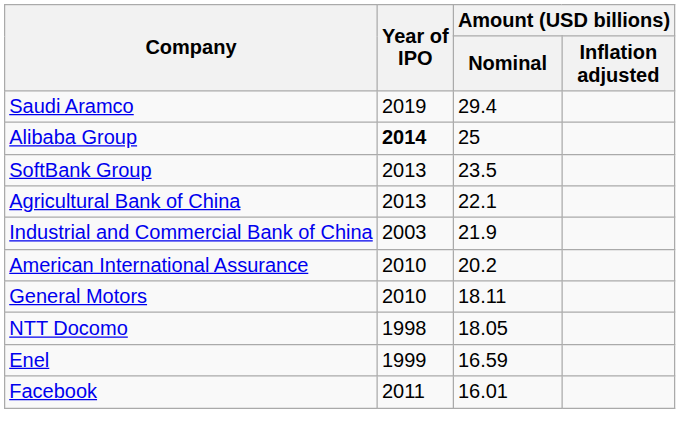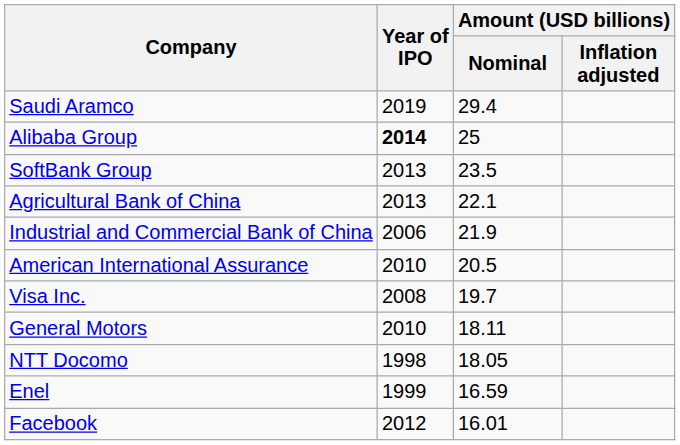(404, 233) 2003 -> (404, 233) 2006
(477, 264) 20.2 -> (477, 264) 20.5
+ row: (47, 296)
(403, 391) 2011 -> (404, 423) 2012
